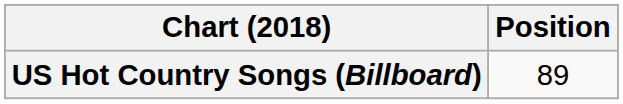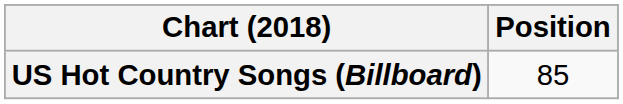(553, 74) 89 -> (553, 74) 85
